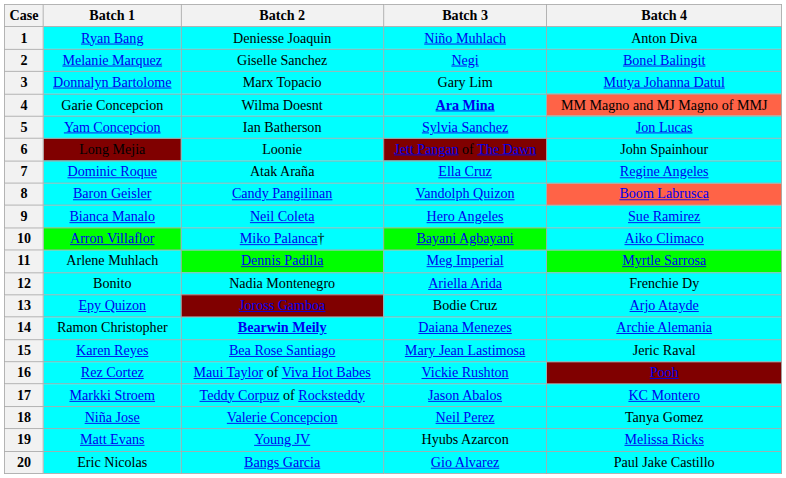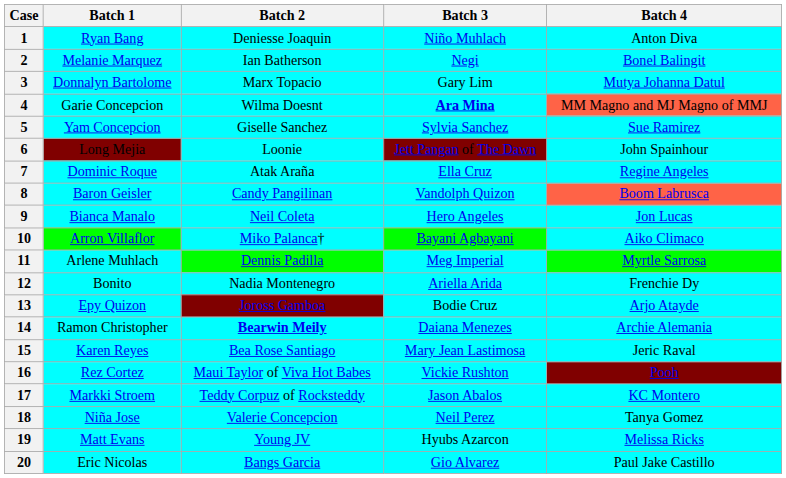(282, 60) Giselle Sanchez -> (282, 60) Ian Batherson
(282, 127) Ian Batherson -> (282, 127) Giselle Sanchez
(664, 127) Jon Lucas -> (664, 127) Sue Ramirez
(664, 216) Sue Ramirez -> (664, 216) Jon Lucas
